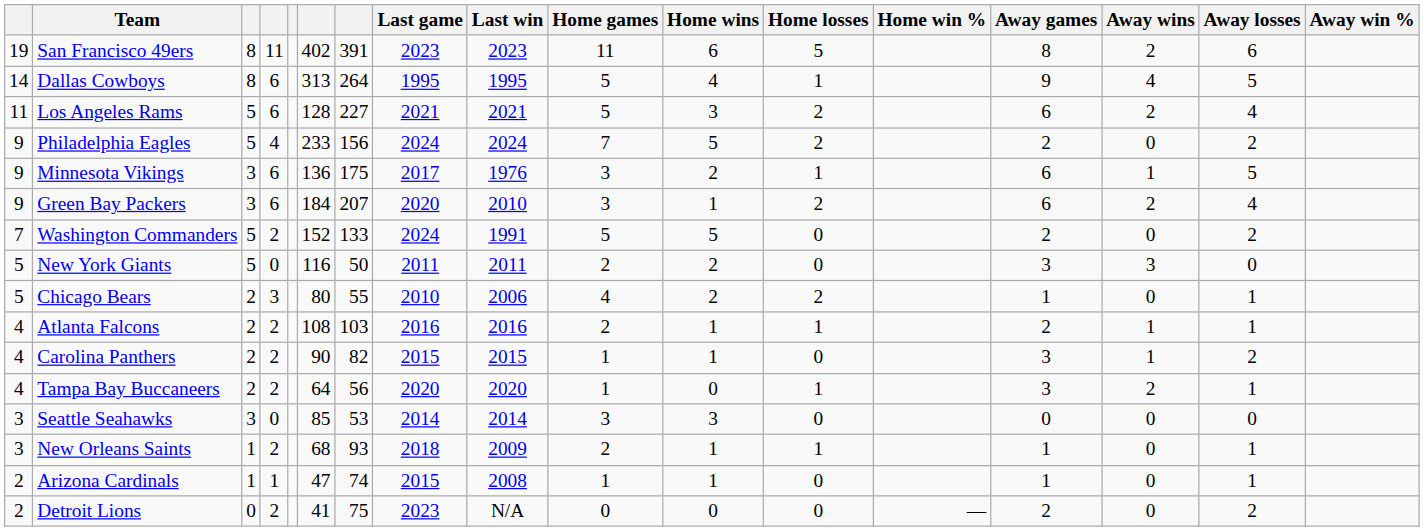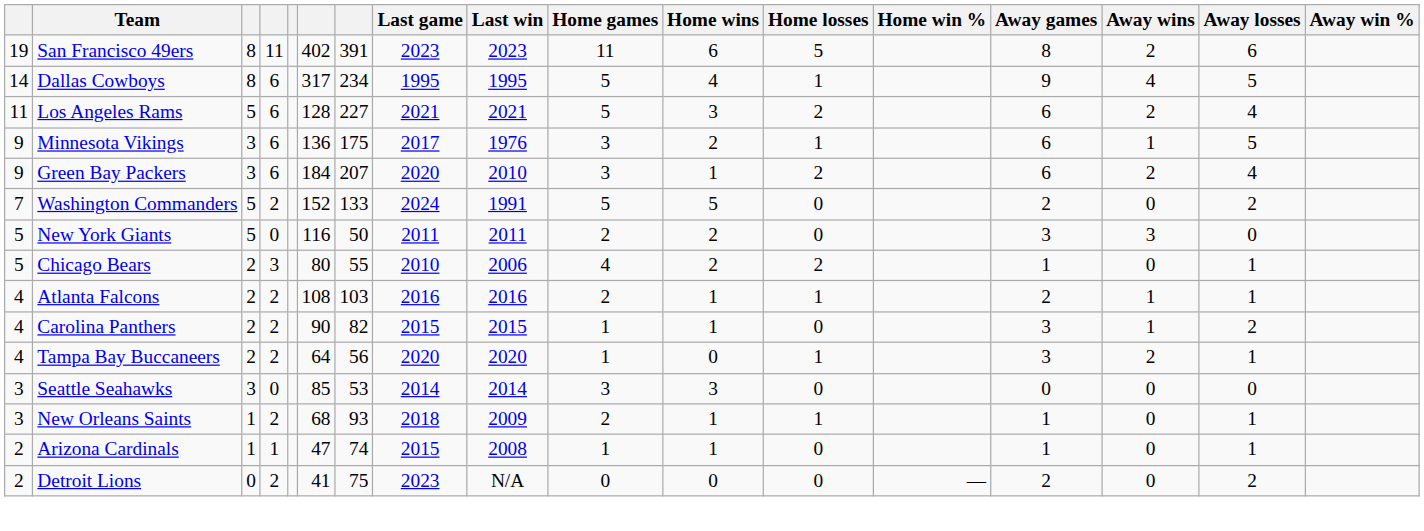(316, 81) 313 -> (316, 81) 317
(354, 81) 264 -> (354, 81) 234
- row: (114, 142)
